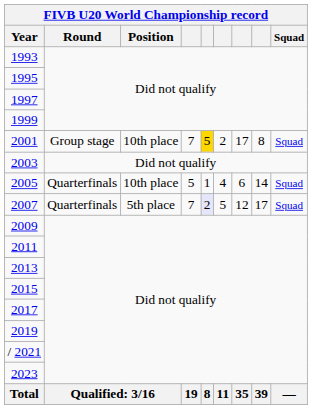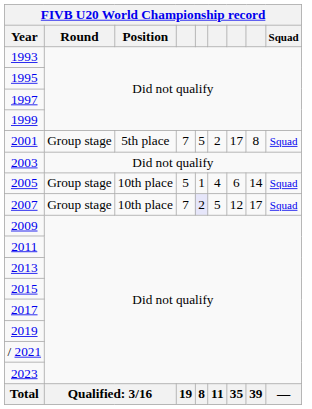(151, 141) 10th place -> (145, 141) 5th place
(207, 141) gold background -> (202, 141) no background
(82, 183) Quarterfinals -> (79, 183) Group stage
(82, 204) Quarterfinals -> (79, 204) Group stage
(151, 204) 5th place -> (145, 204) 10th place
